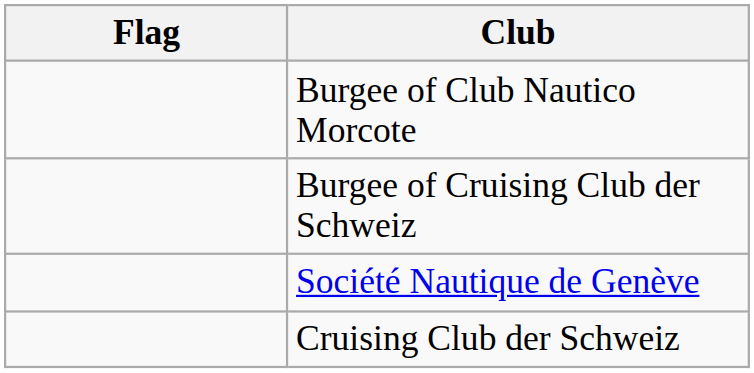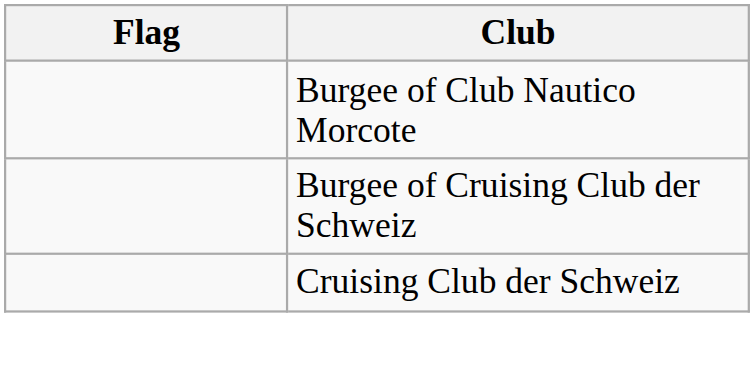- row: (498, 281)
